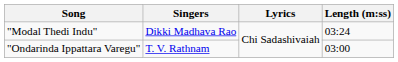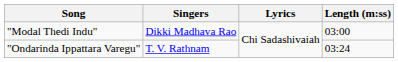(337, 31) 03:24 -> (337, 31) 03:00
(337, 48) 03:00 -> (337, 48) 03:24
